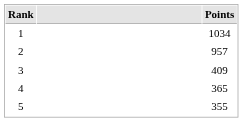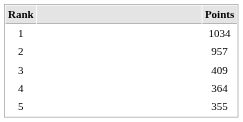(220, 88) 365 -> (220, 88) 364
